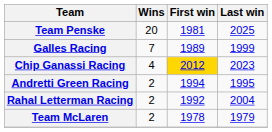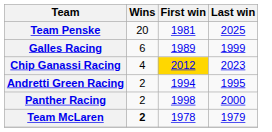(151, 48) 7 -> (142, 48) 6
+ row: (65, 100)
- row: (70, 100)
(151, 118) normal -> (142, 118) bold
